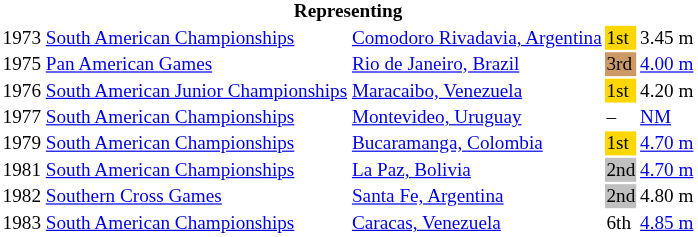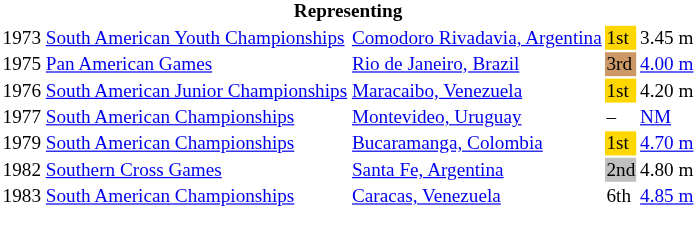(170, 37) South American Championships -> (195, 37) South American Youth Championships
- row: (411, 169)
